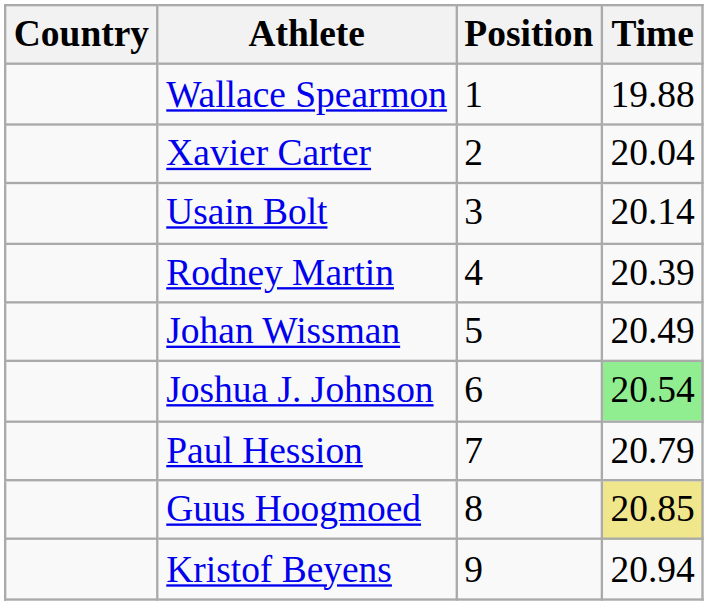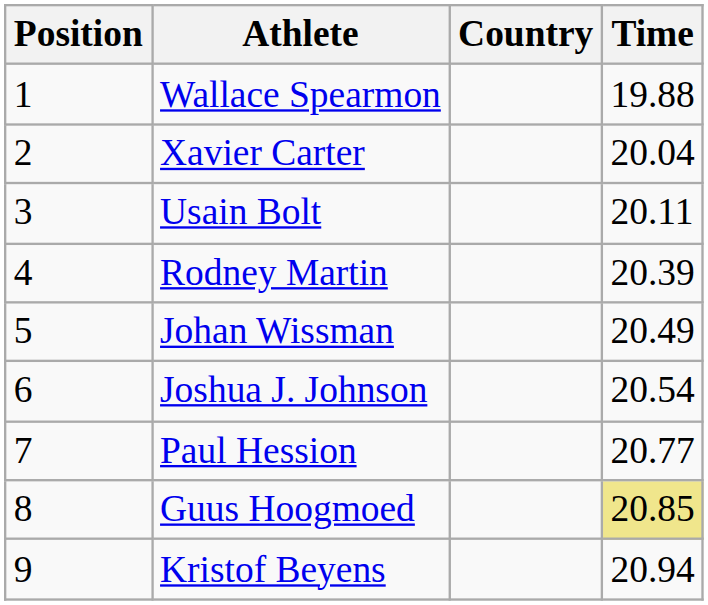columns swapped: (529, 34) <-> (81, 34)
(653, 212) 20.14 -> (652, 212) 20.11
(653, 390) lightgreen background -> (653, 390) no background
(653, 449) 20.79 -> (653, 449) 20.77
